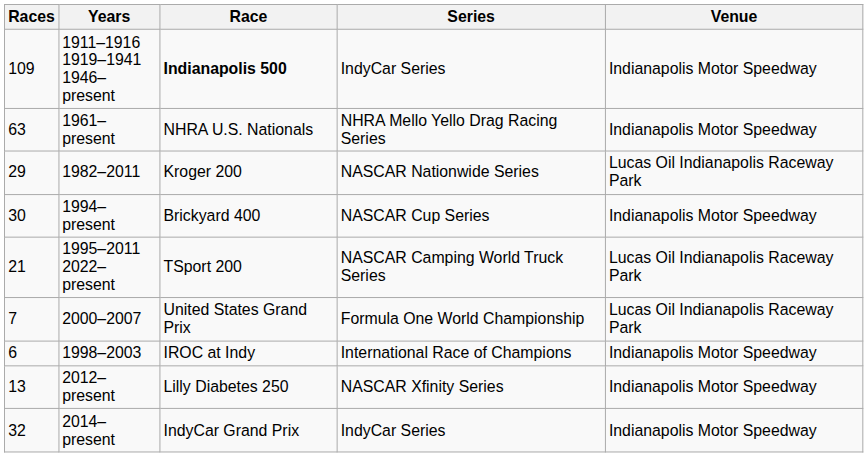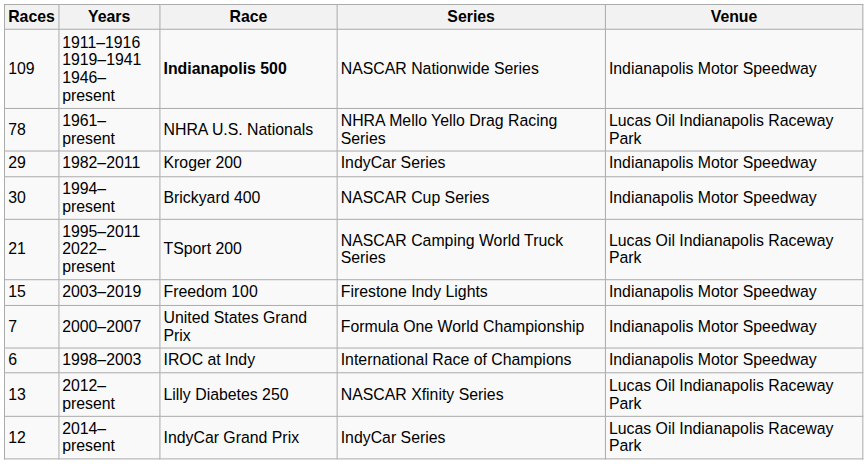(393, 68) IndyCar Series -> (440, 68) NASCAR Nationwide Series
(17, 129) 63 -> (17, 129) 78
(713, 129) Indianapolis Motor Speedway -> (721, 129) Lucas Oil Indianapolis Raceway Park
(440, 172) NASCAR Nationwide Series -> (393, 163) IndyCar Series
(721, 172) Lucas Oil Indianapolis Raceway Park -> (713, 163) Indianapolis Motor Speedway
+ row: (102, 292)
(721, 319) Lucas Oil Indianapolis Raceway Park -> (713, 326) Indianapolis Motor Speedway
(713, 387) Indianapolis Motor Speedway -> (721, 394) Lucas Oil Indianapolis Raceway Park
(17, 430) 32 -> (17, 437) 12
(713, 430) Indianapolis Motor Speedway -> (721, 437) Lucas Oil Indianapolis Raceway Park
